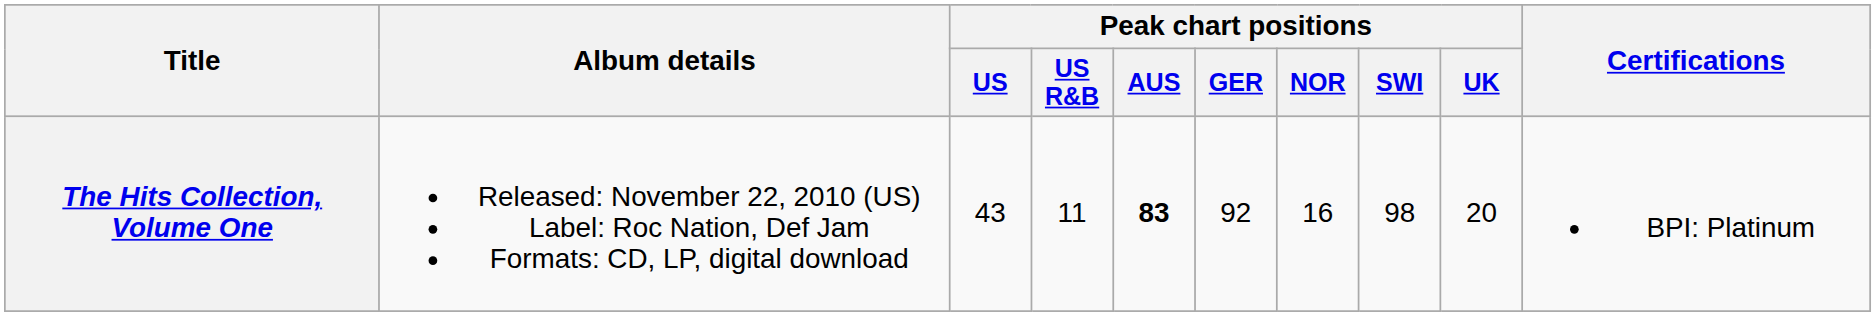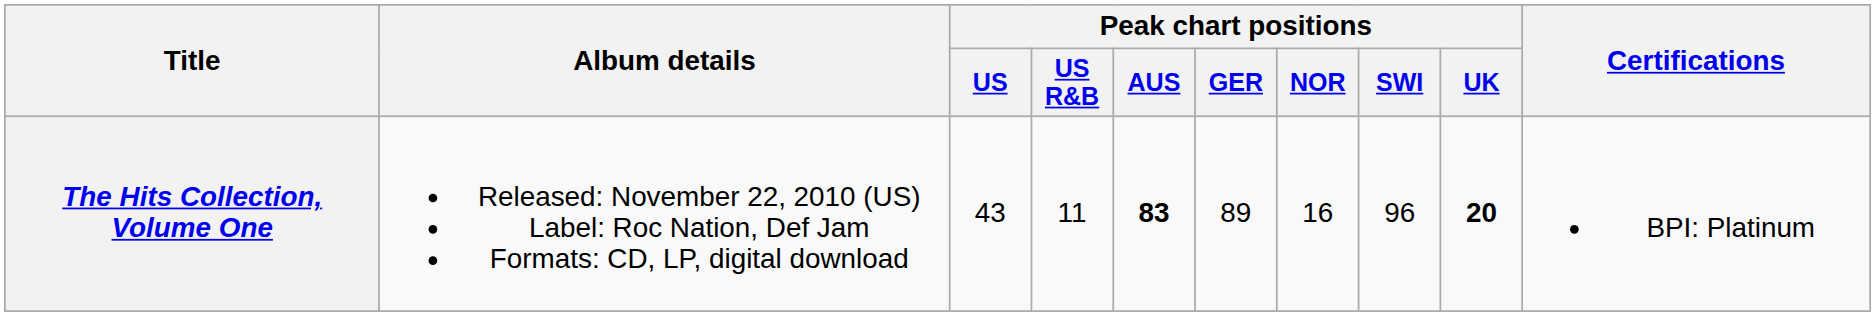(1236, 212) 92 -> (1236, 212) 89
(1400, 212) 98 -> (1400, 212) 96
(1482, 212) normal -> (1482, 212) bold
